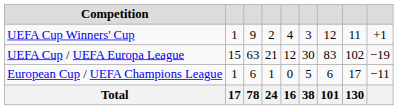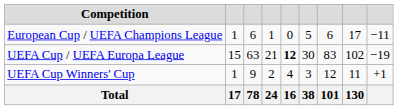rows swapped: (115, 74) <-> (71, 34)
(290, 54) normal -> (290, 54) bold
